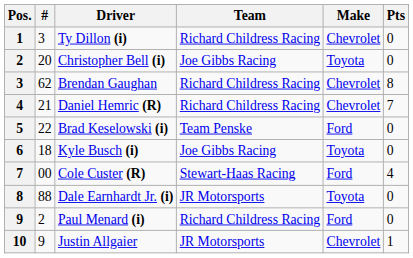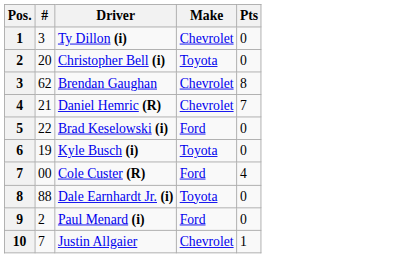- column: (250, 15)
(45, 151) 18 -> (45, 151) 19
(41, 241) 9 -> (41, 241) 7
